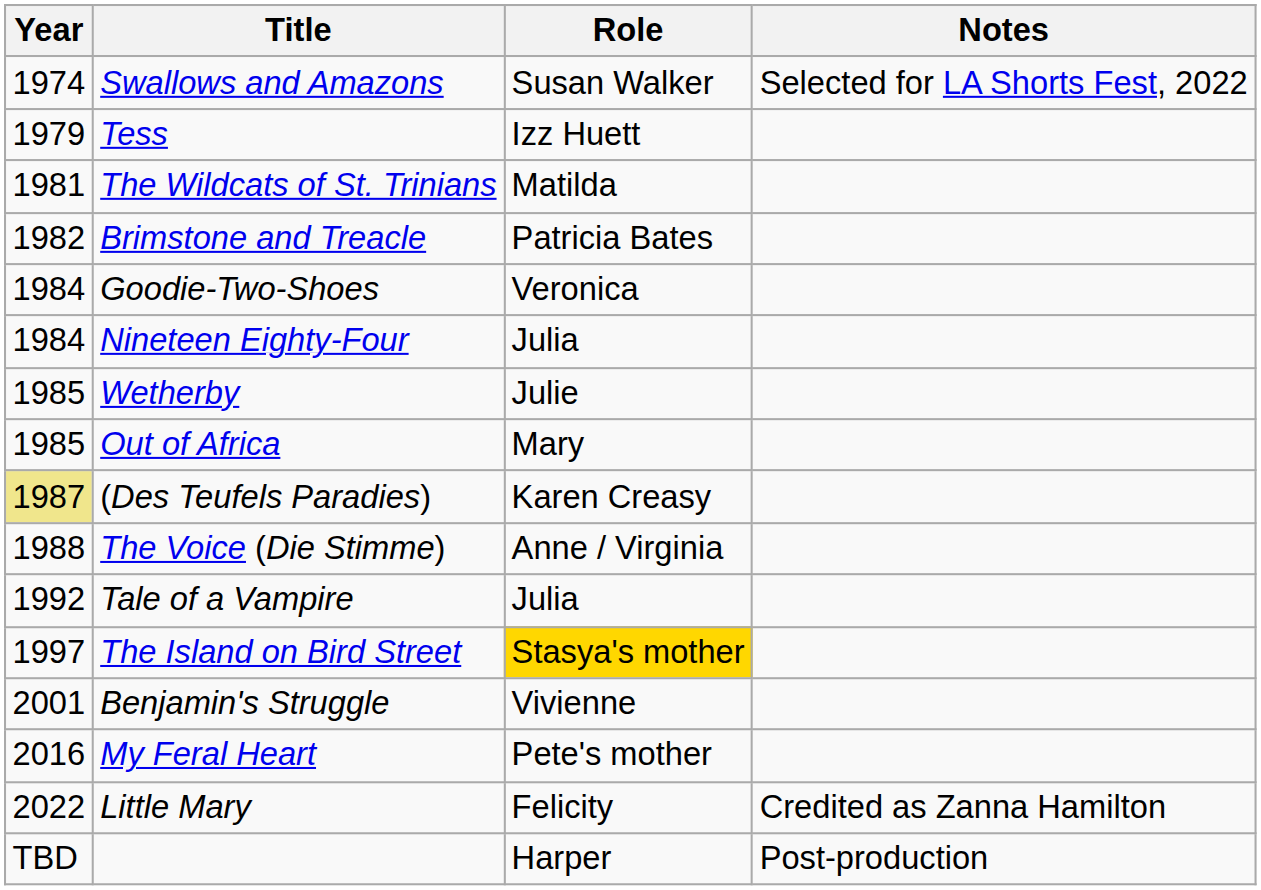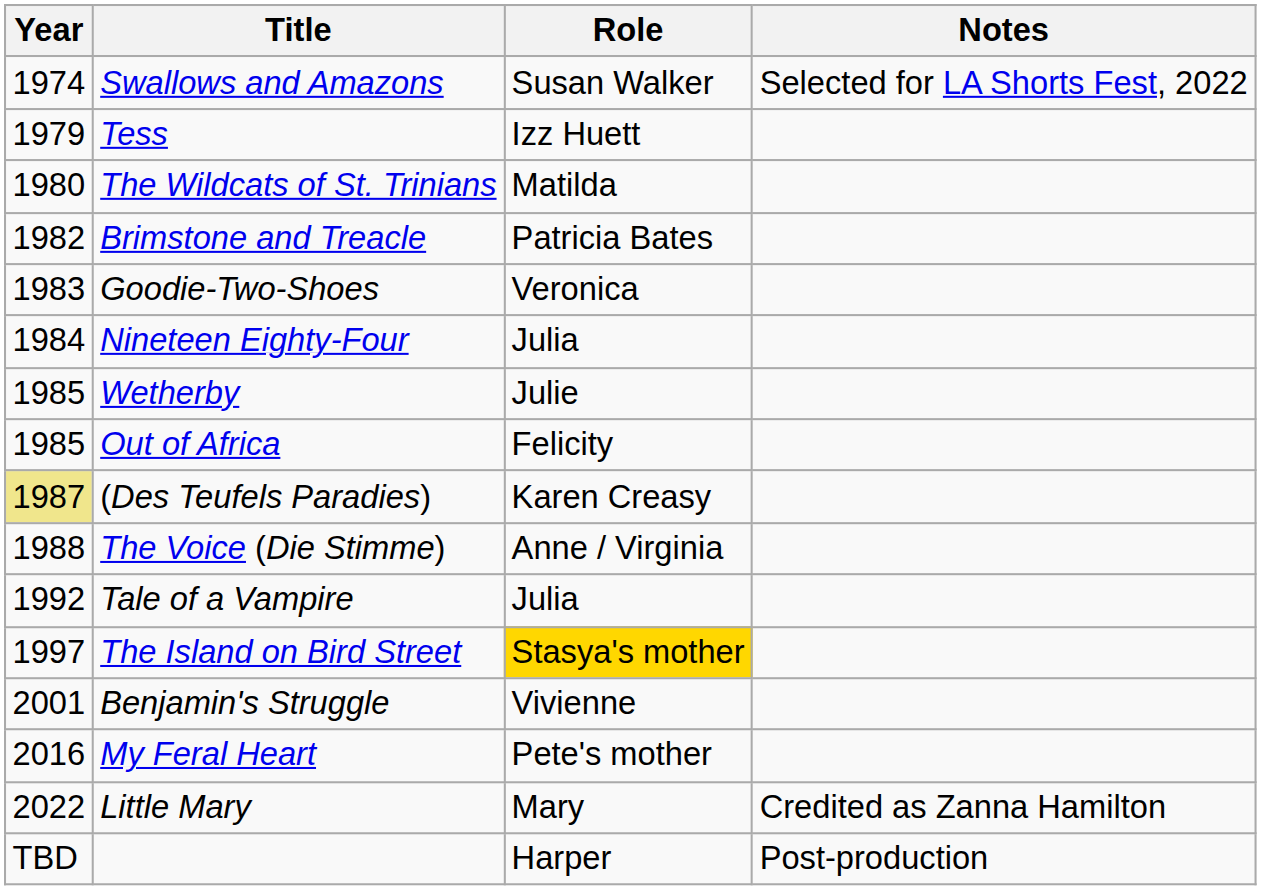(49, 185) 1981 -> (49, 185) 1980
(49, 289) 1984 -> (49, 289) 1983
(548, 444) Mary -> (562, 444) Felicity
(562, 806) Felicity -> (548, 806) Mary
